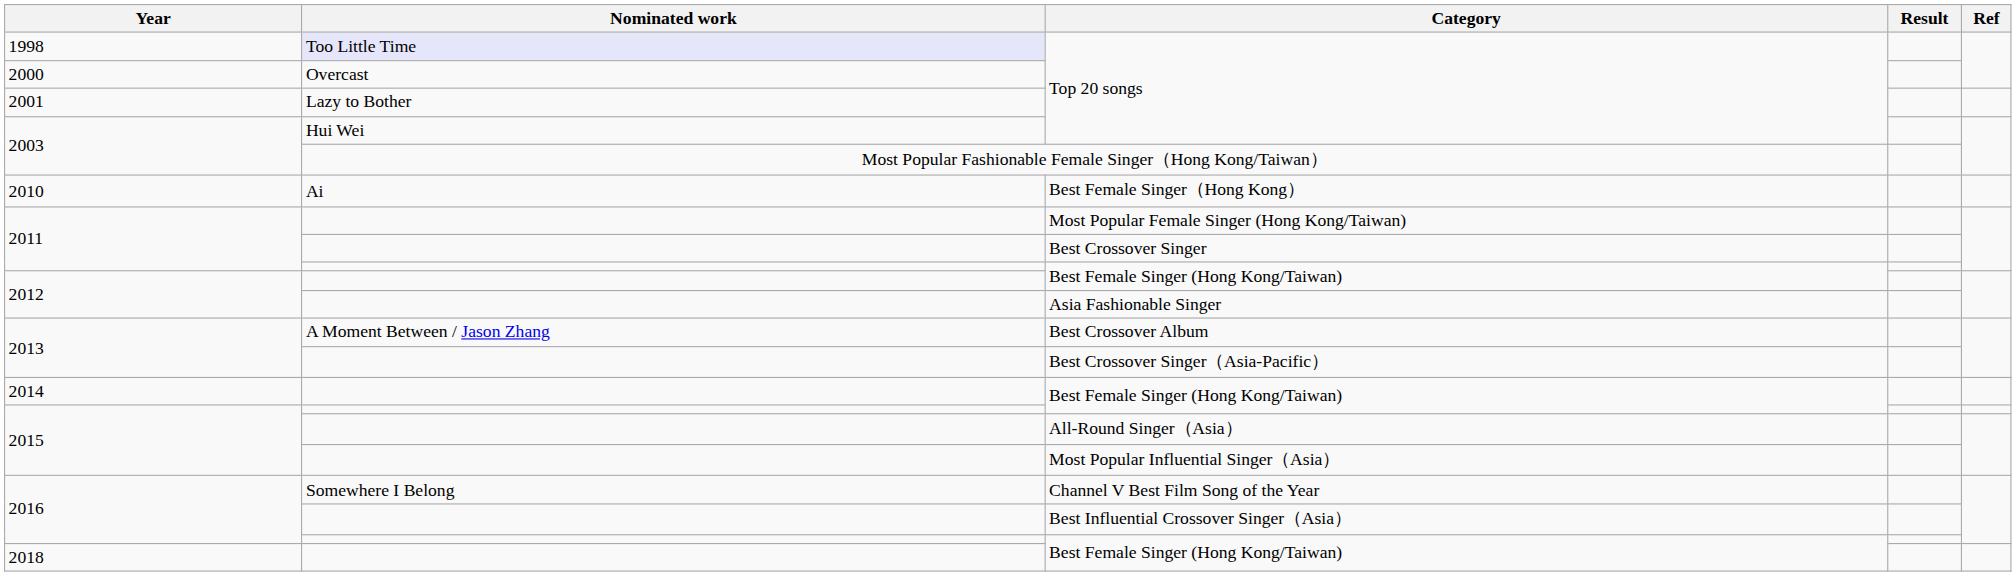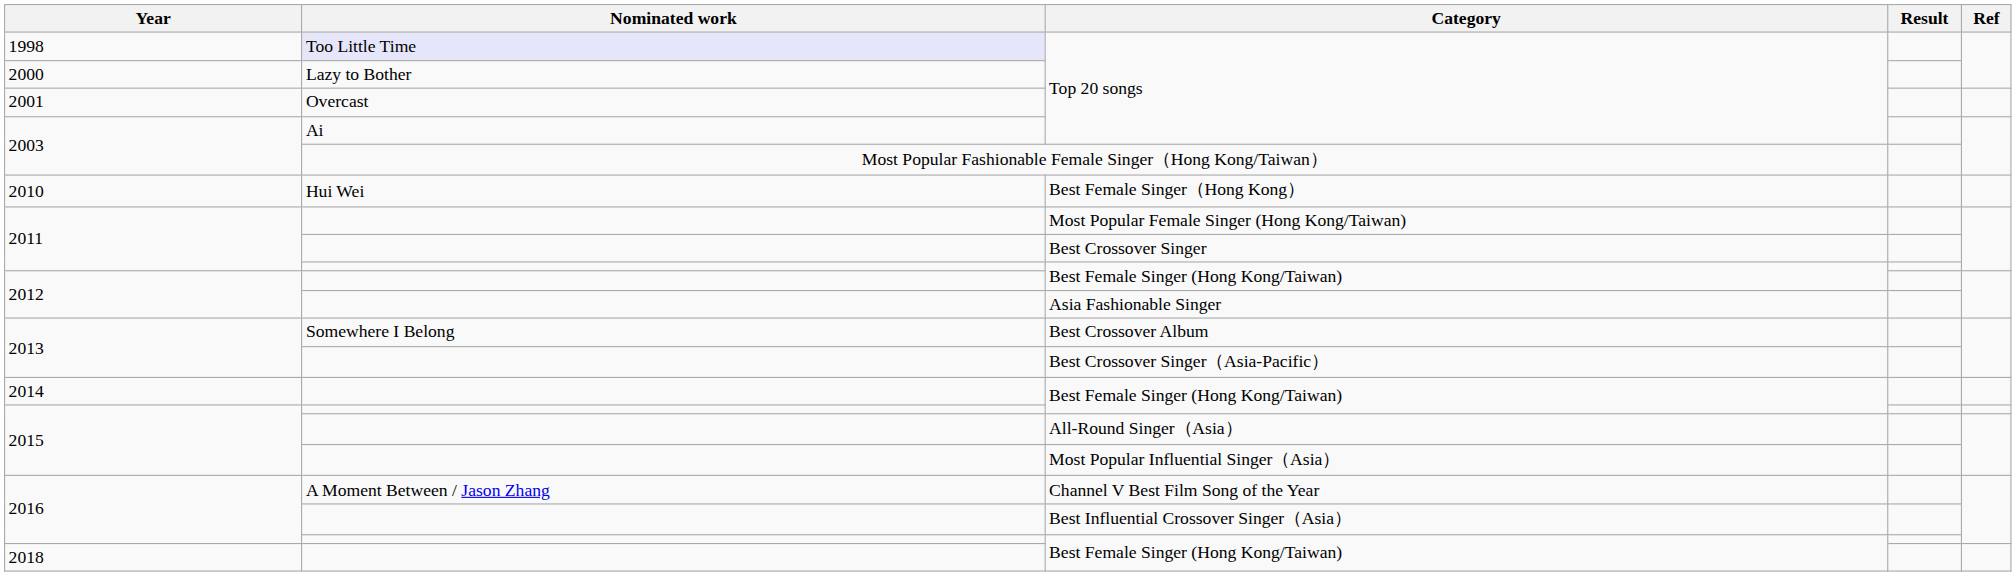(337, 74) Overcast -> (359, 74) Lazy to Bother
(359, 102) Lazy to Bother -> (337, 102) Overcast
(335, 130) Hui Wei -> (315, 130) Ai
(315, 190) Ai -> (335, 190) Hui Wei
(428, 332) A Moment Between / Jason Zhang -> (380, 332) Somewhere I Belong
(380, 489) Somewhere I Belong -> (428, 489) A Moment Between / Jason Zhang
